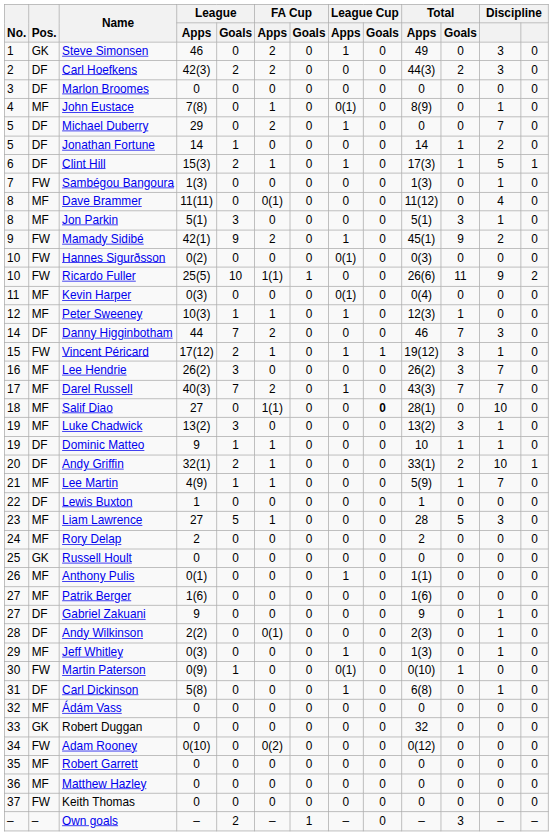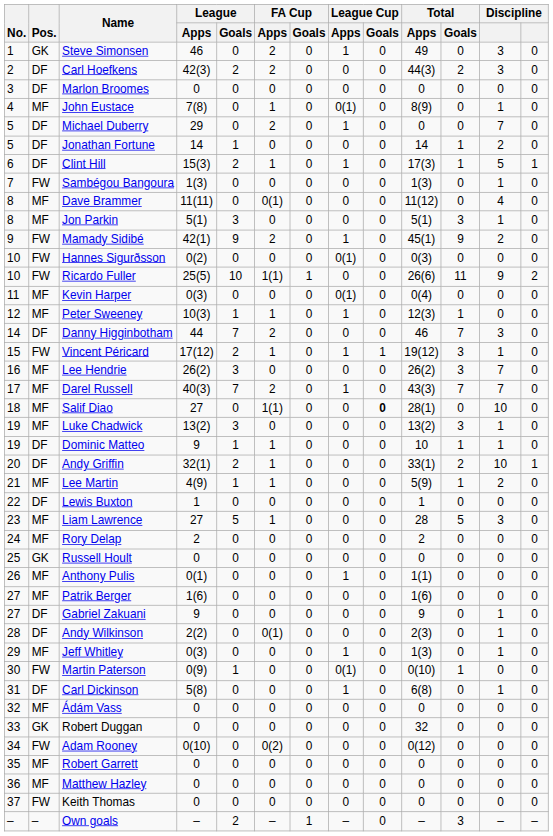(500, 483) 7 -> (500, 483) 2
